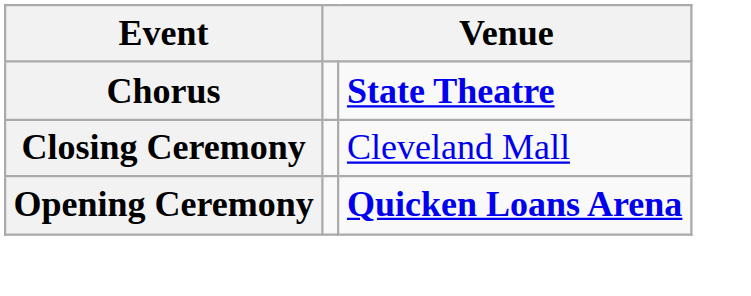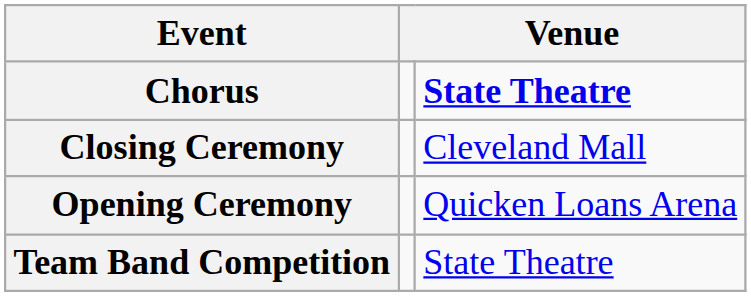(515, 204) bold -> (580, 204) normal
+ row: (202, 261)
